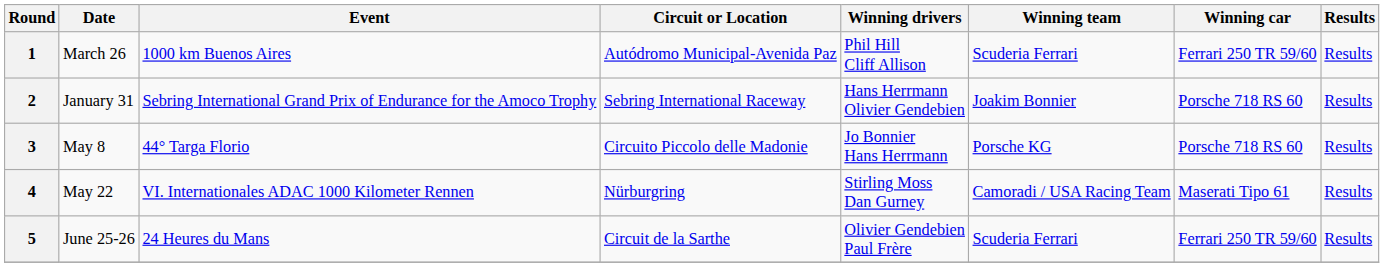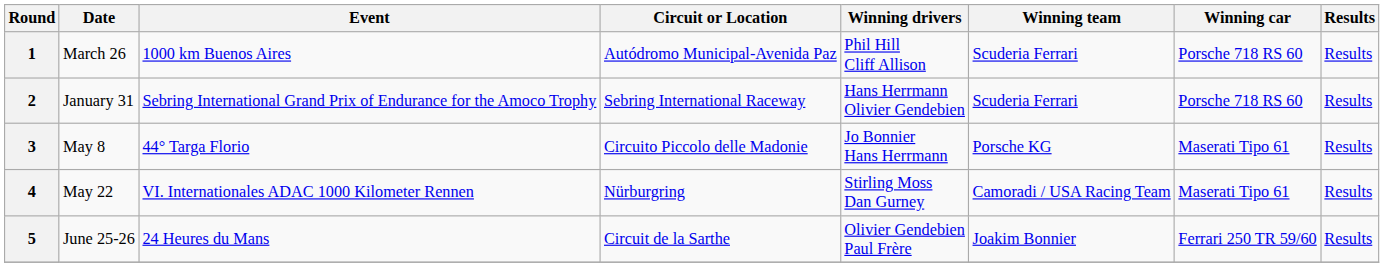(1248, 54) Ferrari 250 TR 59/60 -> (1240, 54) Porsche 718 RS 60
(1024, 100) Joakim Bonnier -> (1025, 100) Scuderia Ferrari
(1240, 146) Porsche 718 RS 60 -> (1234, 146) Maserati Tipo 61
(1025, 238) Scuderia Ferrari -> (1024, 238) Joakim Bonnier
